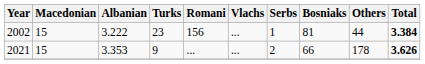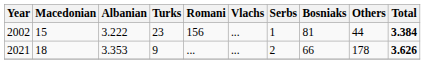(41, 50) 15 -> (41, 50) 18
